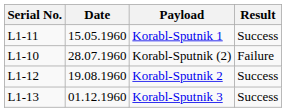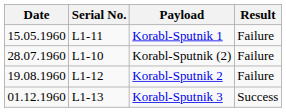columns swapped: (35, 14) <-> (97, 14)
(258, 35) Success -> (256, 35) Failure
(258, 76) Success -> (256, 76) Failure
